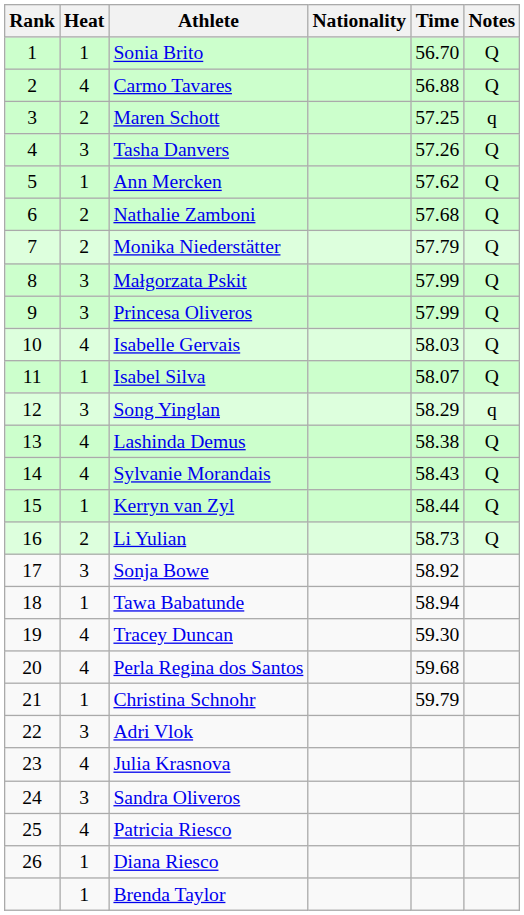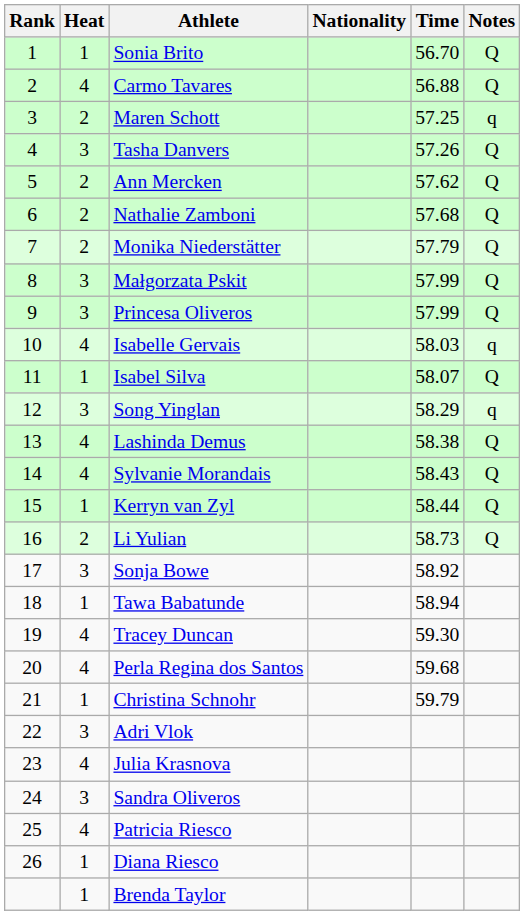(84, 182) 1 -> (84, 182) 2
(492, 344) Q -> (492, 344) q
